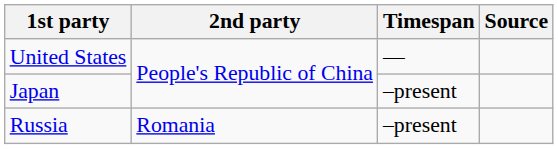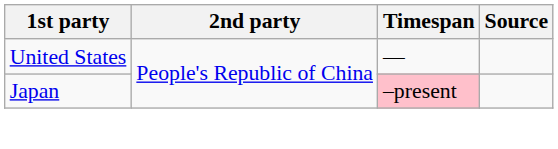(420, 90) no background -> (420, 90) pink background
- row: (39, 125)
